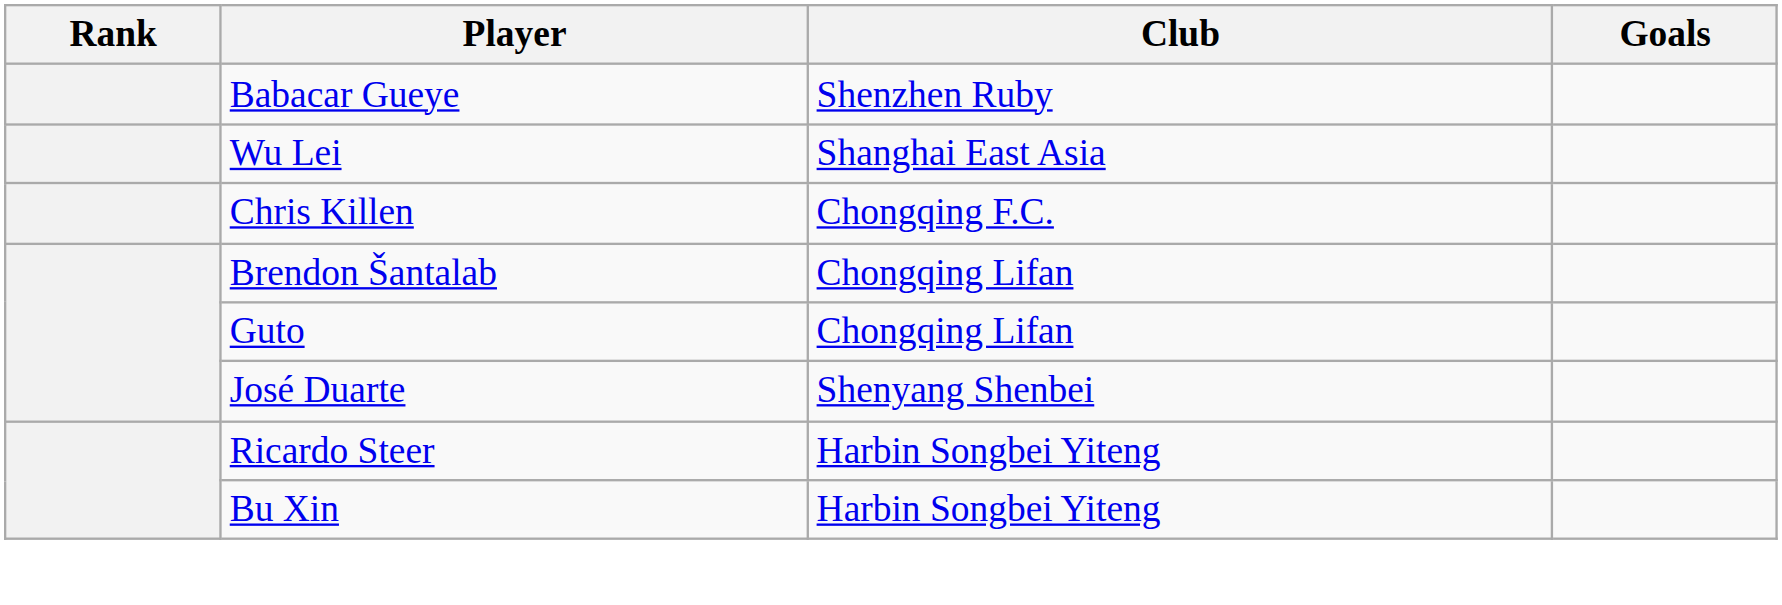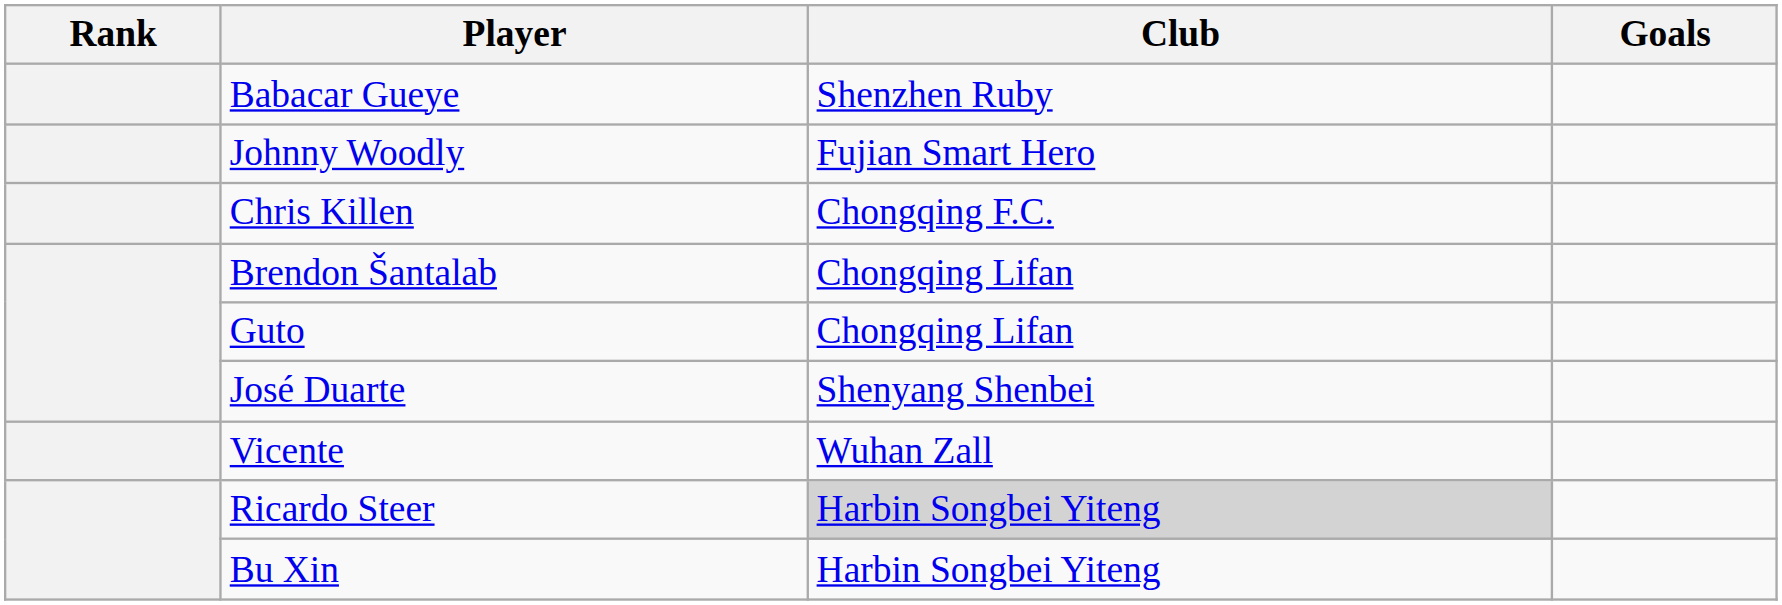+ row: (347, 152)
- row: (286, 152)
+ row: (287, 449)
(989, 449) no background -> (989, 509) lightgrey background
